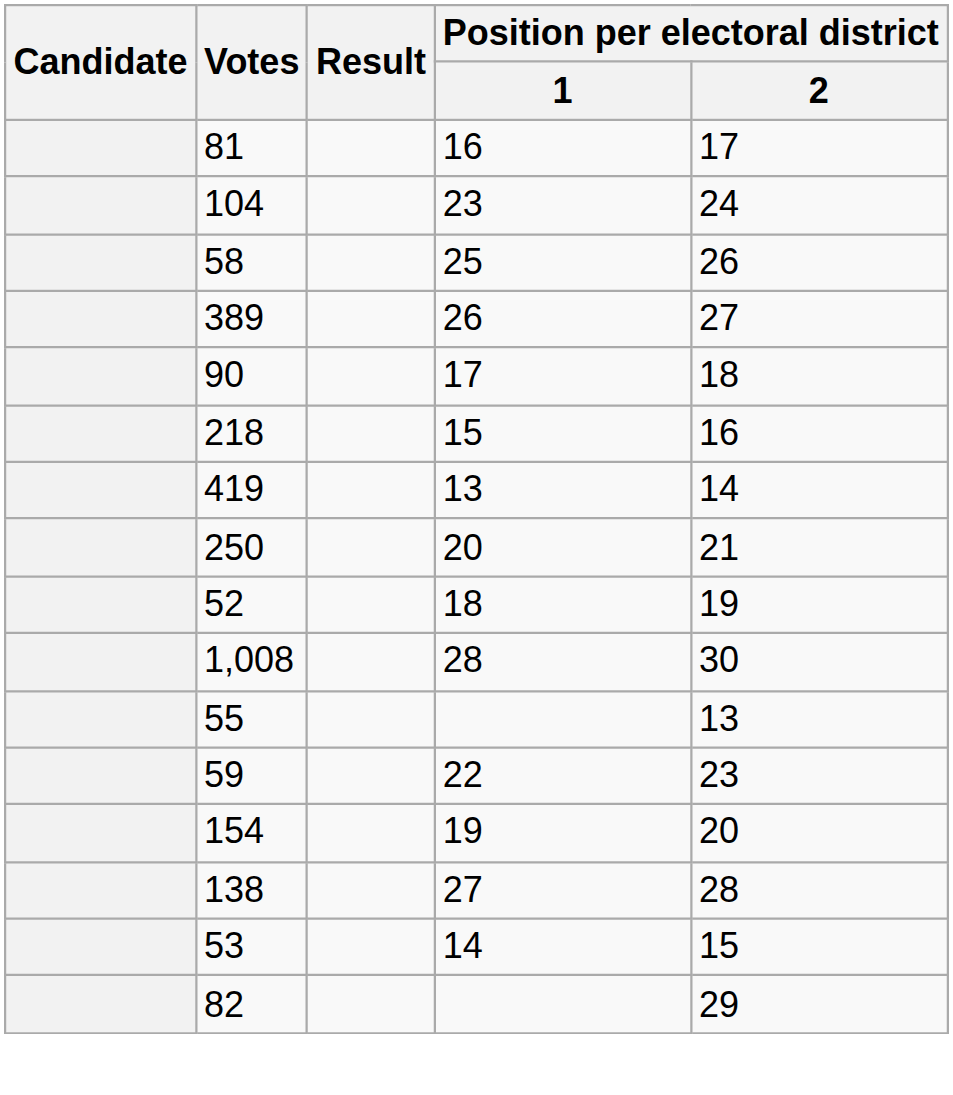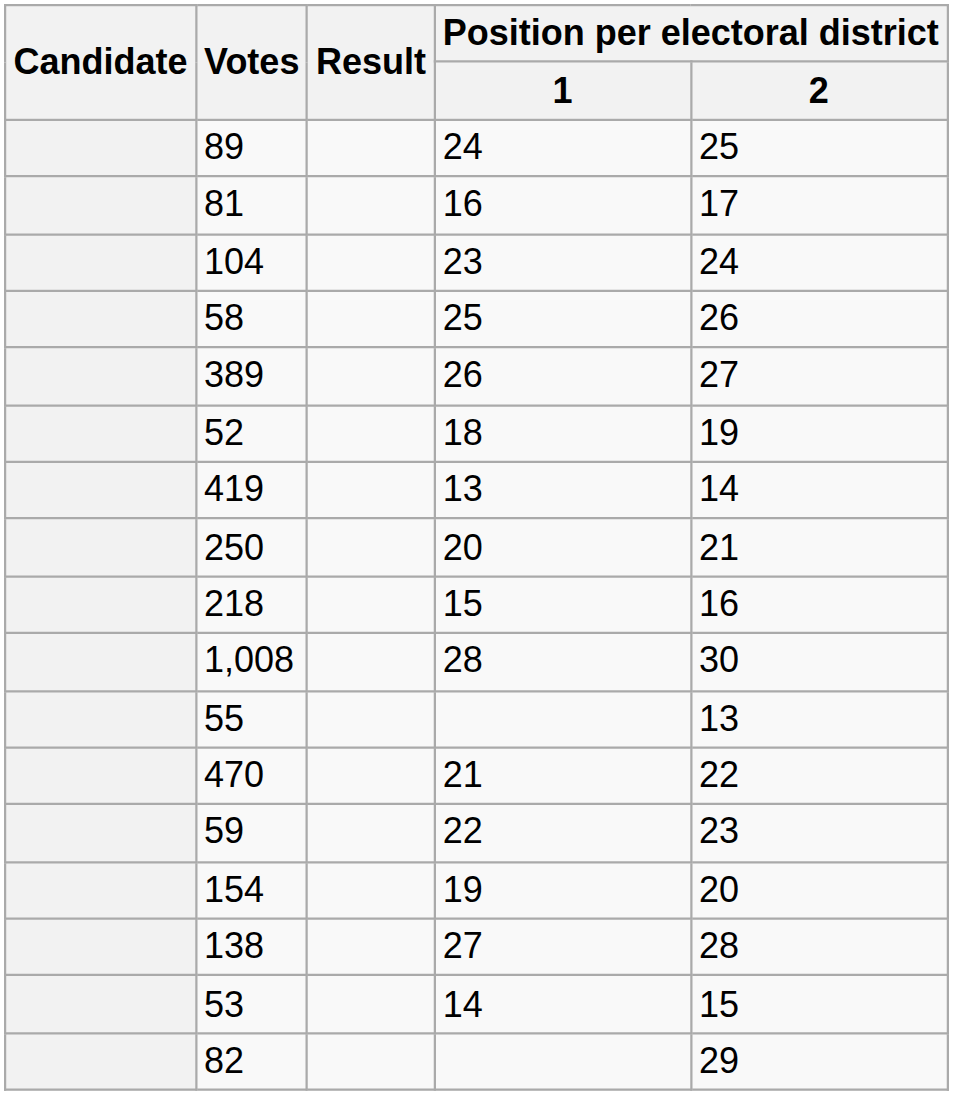+ row: (224, 147)
- row: (224, 375)
rows swapped: (224, 603) <-> (234, 432)
+ row: (234, 775)
